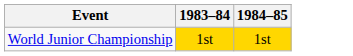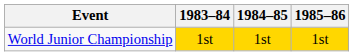+ column: (320, 16)
